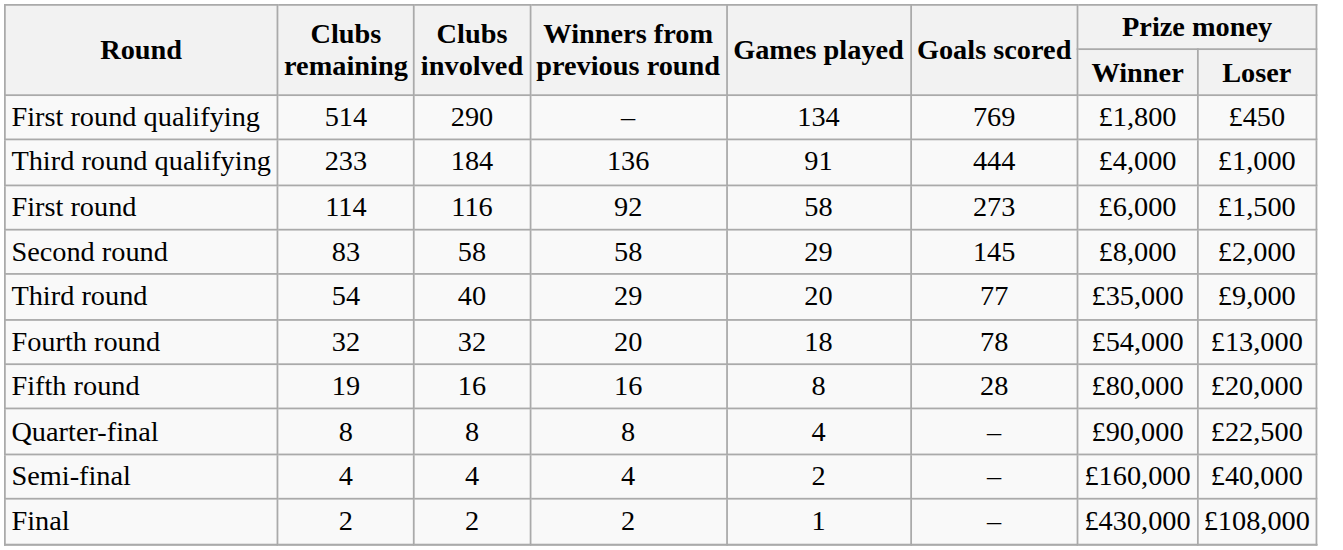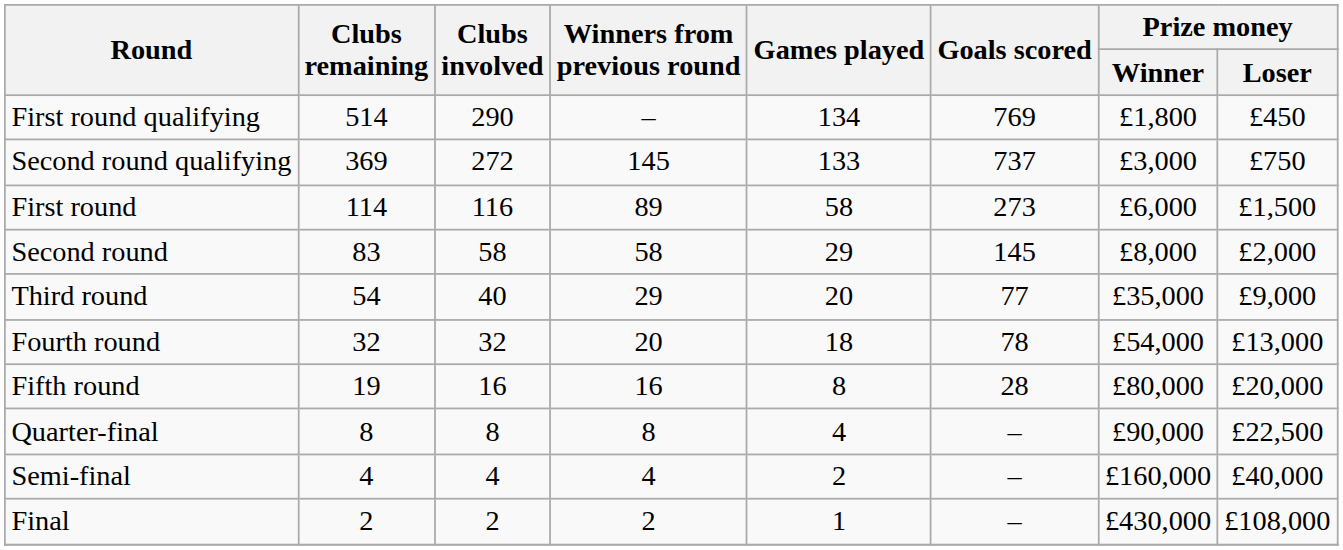+ row: (151, 161)
- row: (141, 161)
(628, 206) 92 -> (649, 206) 89
